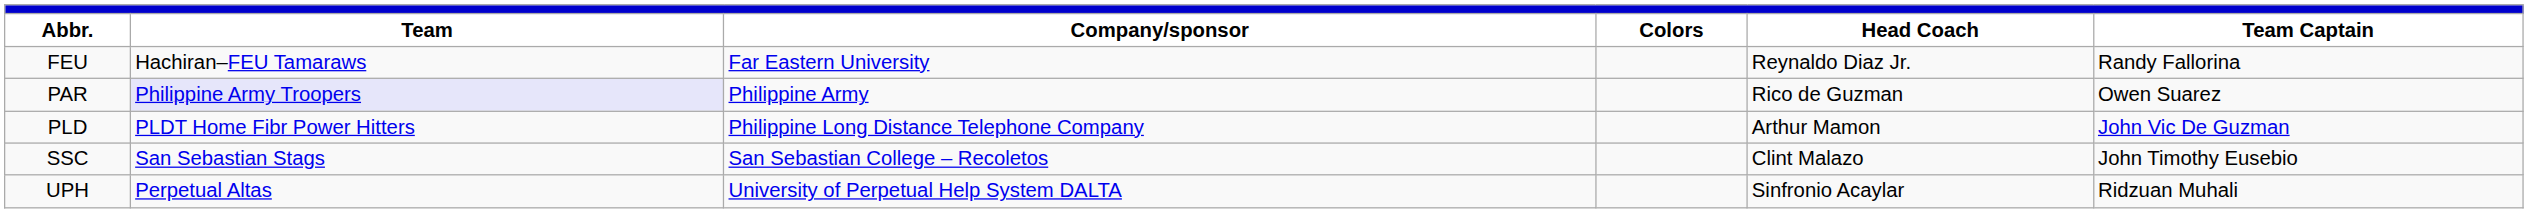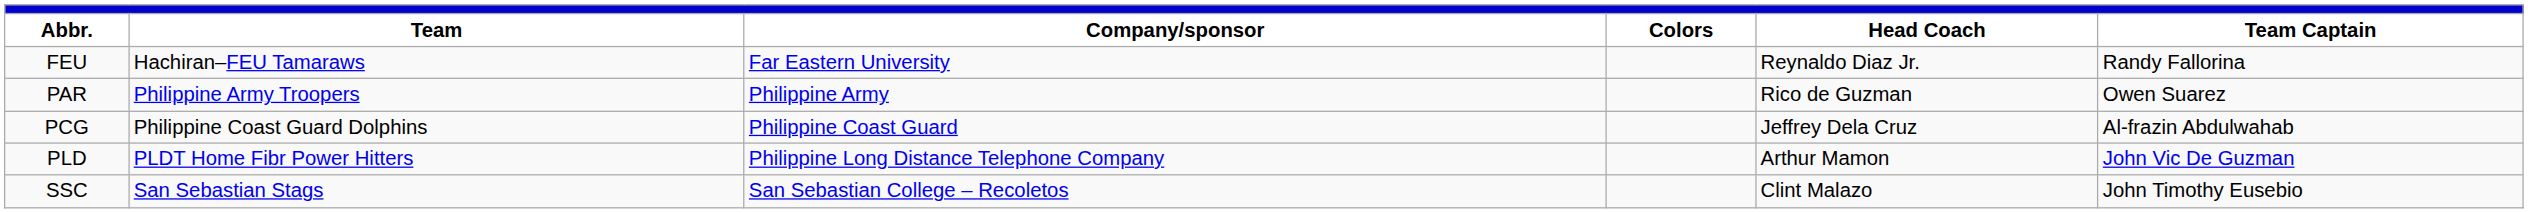(248, 94) lavender background -> (247, 94) no background
+ row: (67, 126)
- row: (68, 191)
